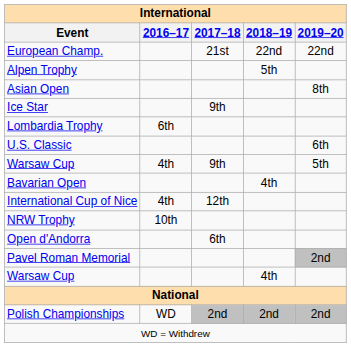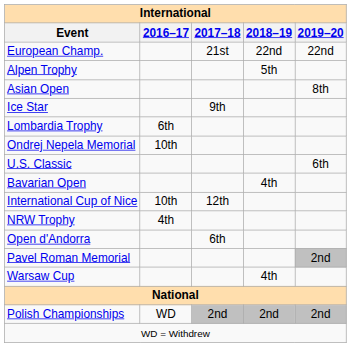+ row: (71, 145)
- row: (41, 164)
(166, 201) 4th -> (166, 201) 10th
(166, 220) 10th -> (166, 220) 4th
